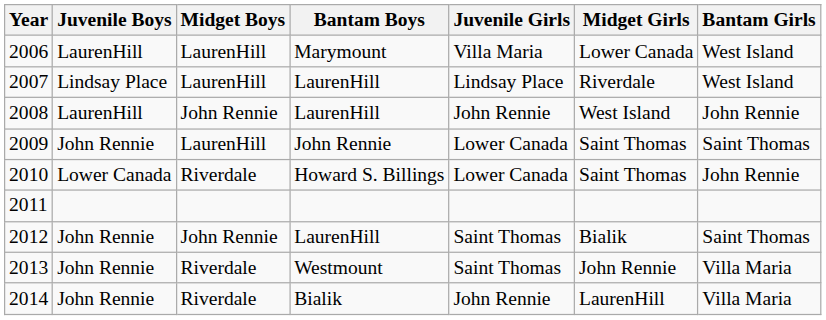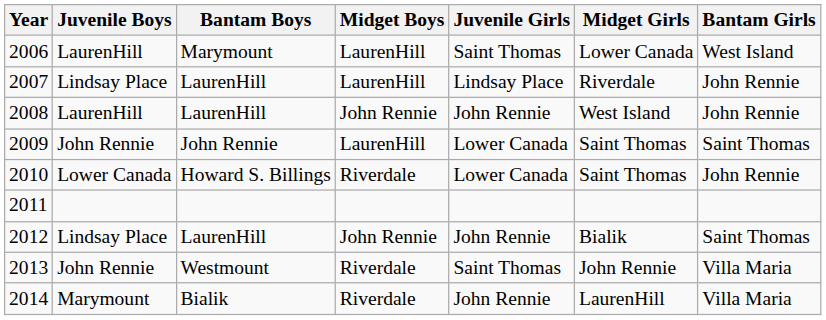columns swapped: (233, 19) <-> (369, 19)
(498, 50) Villa Maria -> (507, 50) Saint Thomas
(748, 81) West Island -> (751, 81) John Rennie
(106, 236) John Rennie -> (112, 236) Lindsay Place
(507, 236) Saint Thomas -> (502, 236) John Rennie
(106, 298) John Rennie -> (103, 298) Marymount
